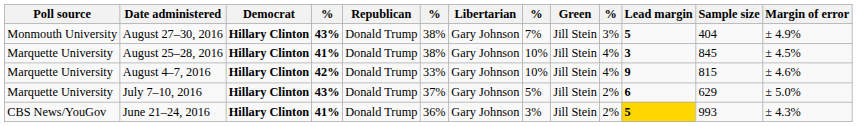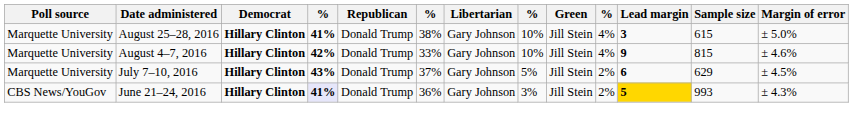- row: (173, 33)
(708, 53) 845 -> (703, 33) 615
(783, 53) ± 4.5% -> (779, 33) ± 5.0%
(783, 92) ± 5.0% -> (779, 72) ± 4.5%
(327, 111) no background -> (323, 92) lavender background
